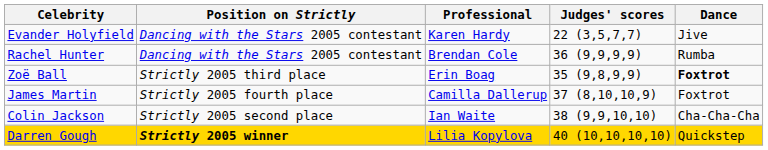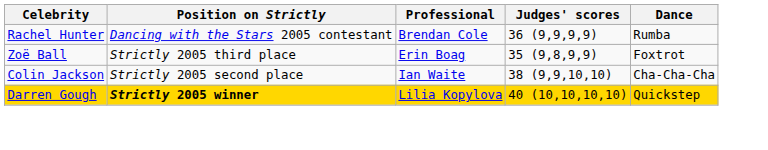- row: (71, 35)
(704, 75) bold -> (659, 55) normal
- row: (52, 95)
